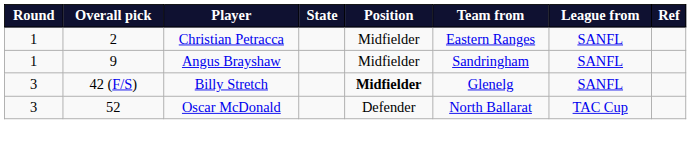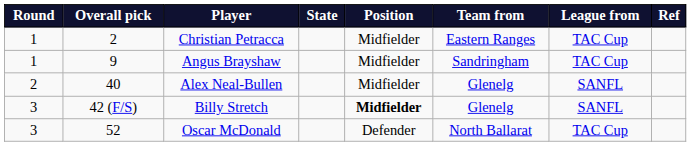(600, 38) SANFL -> (600, 38) TAC Cup
(600, 61) SANFL -> (600, 61) TAC Cup
+ row: (231, 84)
